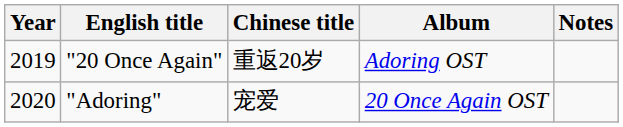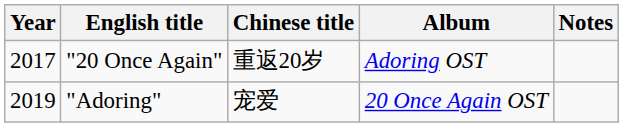(33, 61) 2019 -> (33, 61) 2017
(33, 101) 2020 -> (33, 101) 2019
